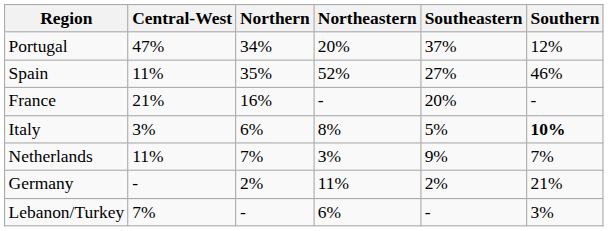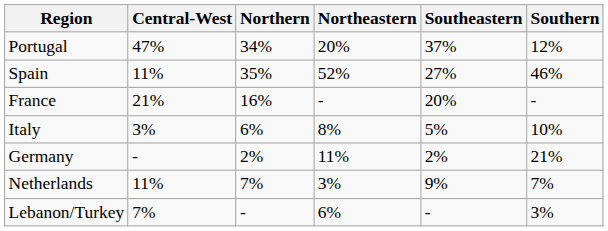(548, 128) bold -> (547, 128) normal
rows swapped: (51, 156) <-> (41, 184)
